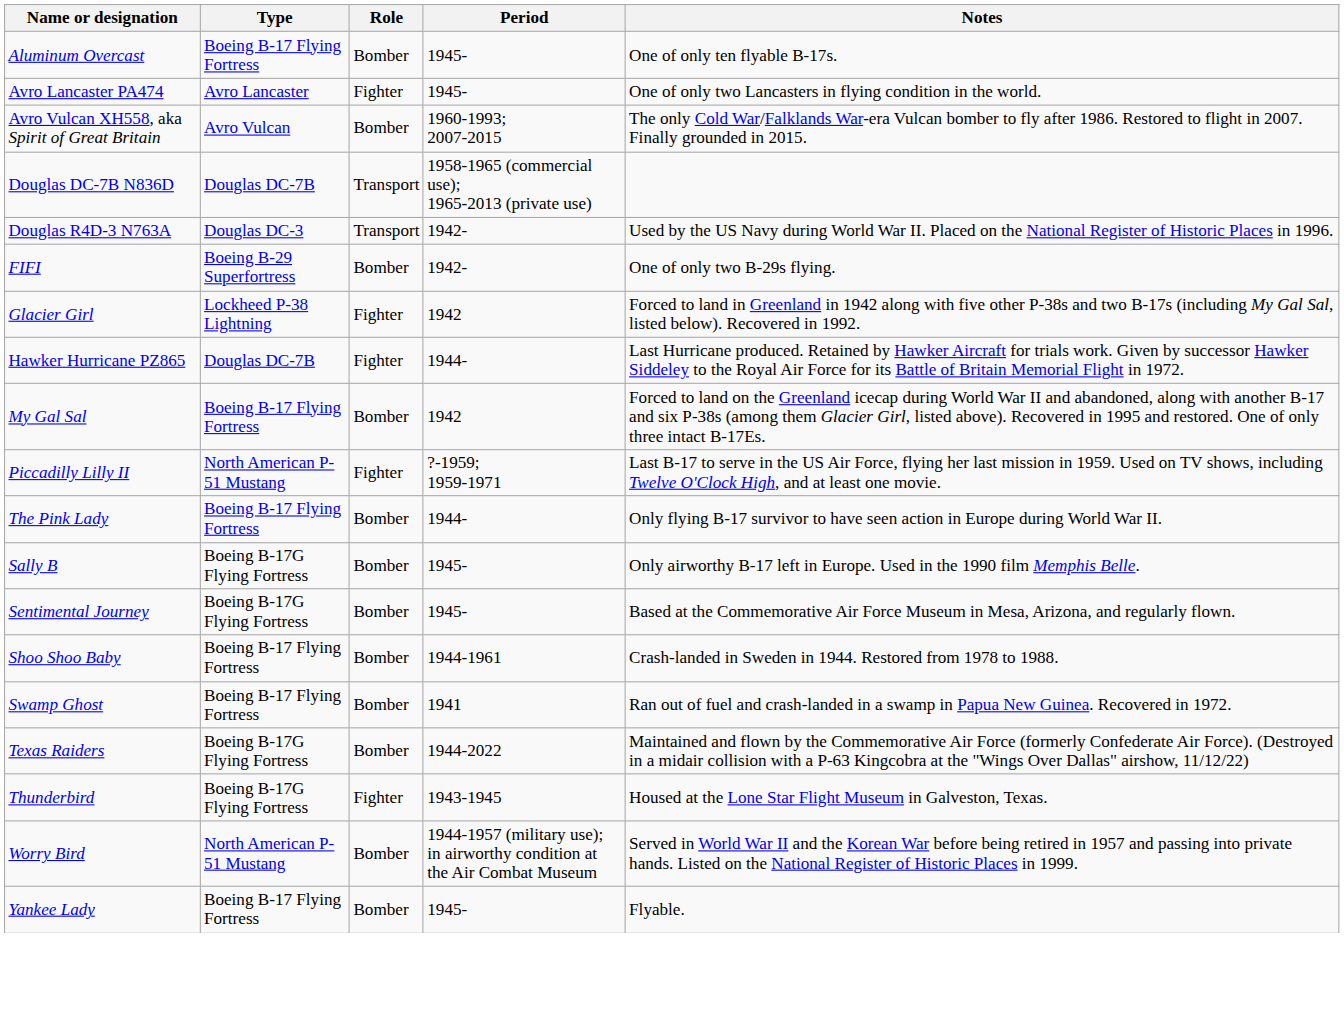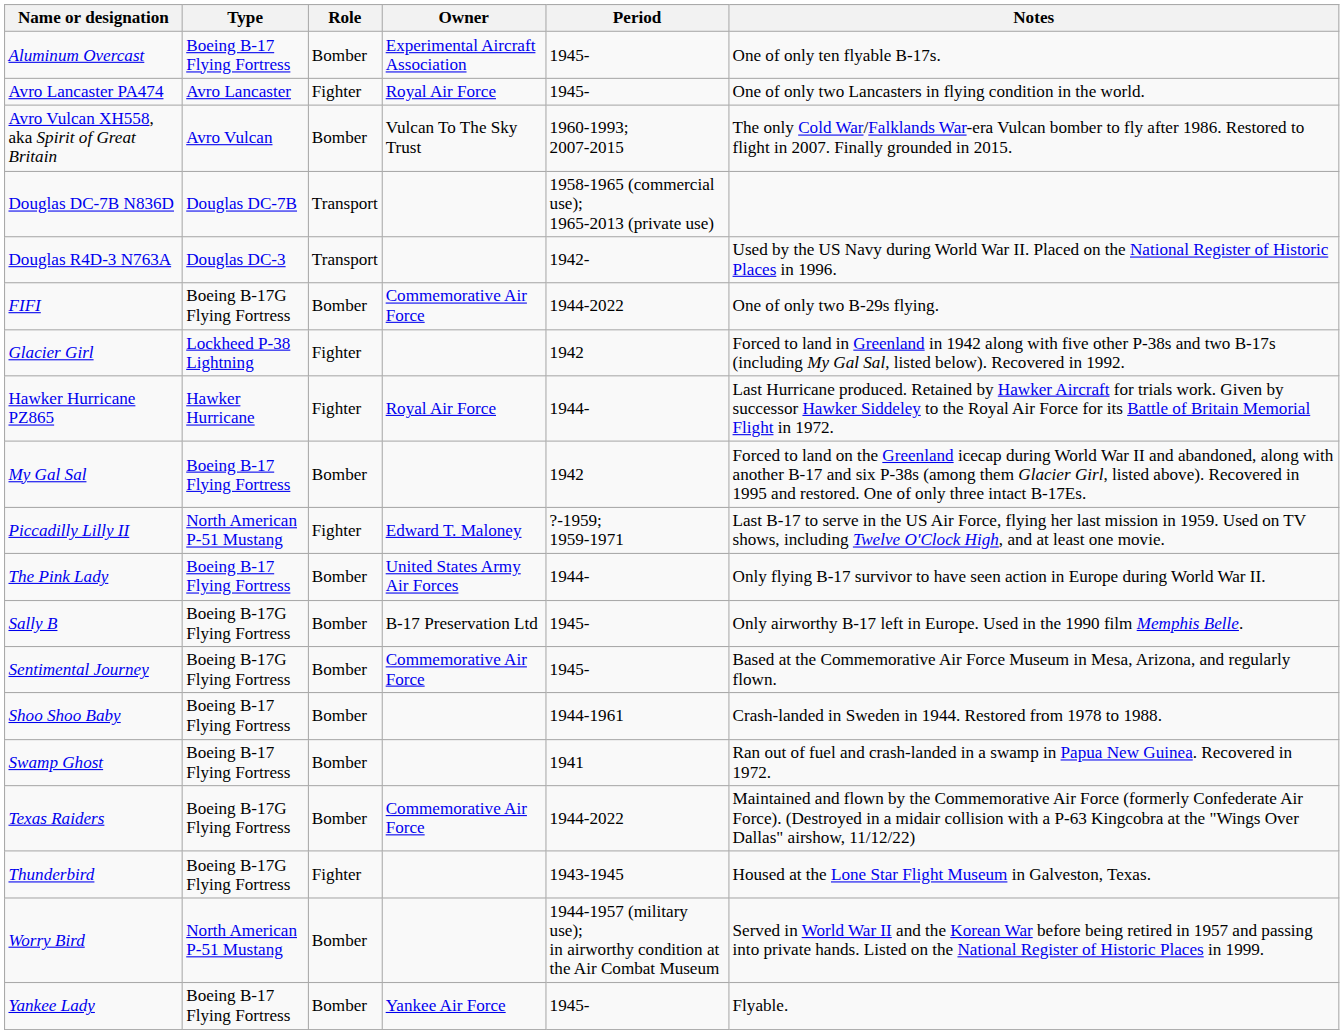+ column: (464, 18)
(250, 267) Boeing B-29 Superfortress -> (238, 306) Boeing B-17G Flying Fortress
(447, 267) 1942- -> (587, 306) 1944-2022
(259, 360) Douglas DC-7B -> (220, 408) Hawker Hurricane
